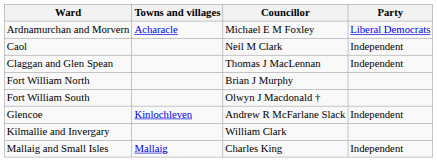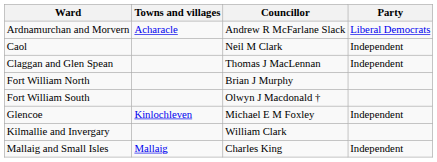(270, 30) Michael E M Foxley -> (285, 30) Andrew R McFarlane Slack
(285, 115) Andrew R McFarlane Slack -> (270, 115) Michael E M Foxley
